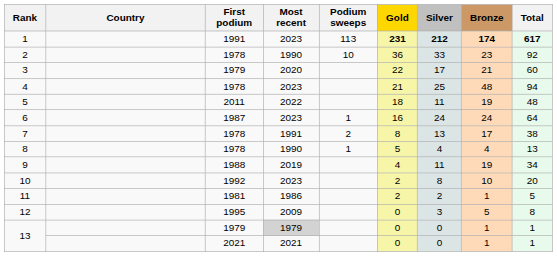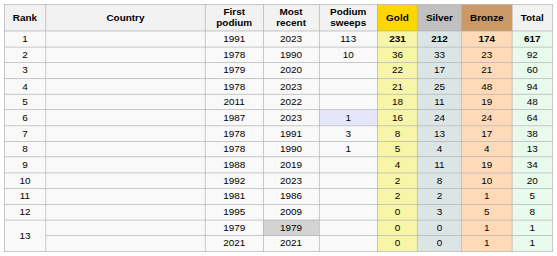(348, 117) no background -> (348, 117) lavender background
(348, 133) 2 -> (348, 133) 3
